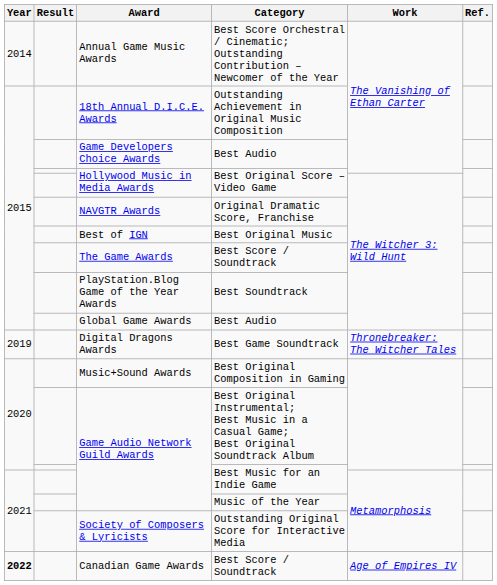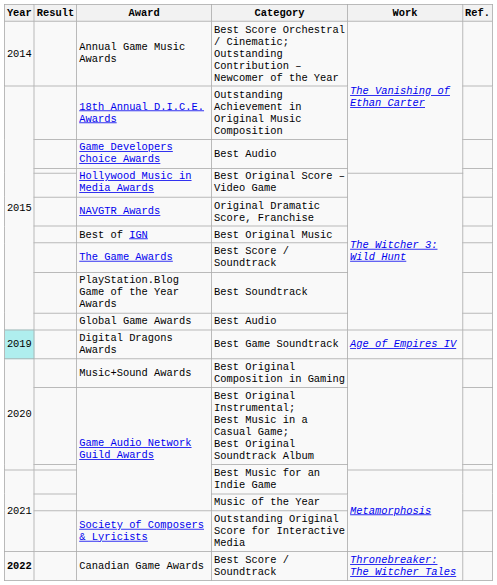(19, 344) no background -> (19, 344) paleturquoise background
(403, 344) Thronebreaker: The Witcher Tales -> (403, 344) Age of Empires IV
(403, 566) Age of Empires IV -> (403, 566) Thronebreaker: The Witcher Tales
